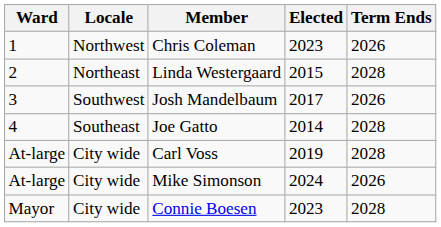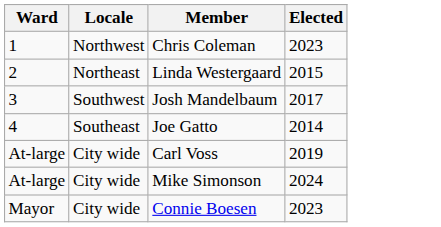- column: (391, 18)
